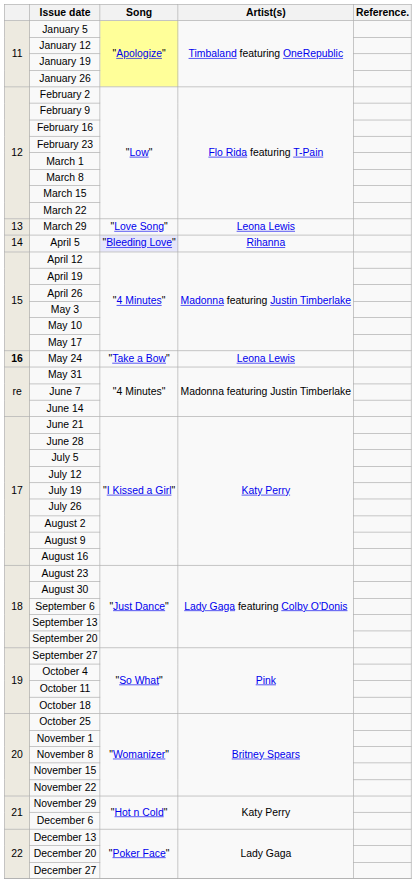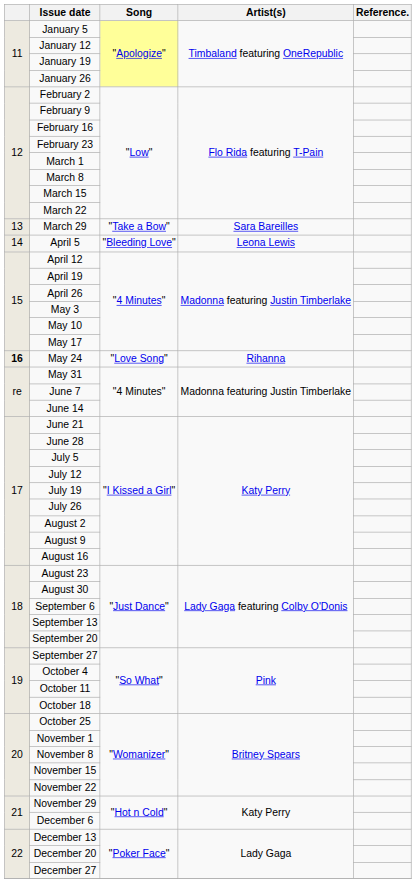(139, 227) "Love Song" -> (139, 227) "Take a Bow"
(266, 227) Leona Lewis -> (266, 227) Sara Bareilles
(139, 243) lavender background -> (139, 243) no background
(266, 243) Rihanna -> (266, 243) Leona Lewis
(139, 359) "Take a Bow" -> (139, 359) "Love Song"
(266, 359) Leona Lewis -> (266, 359) Rihanna
